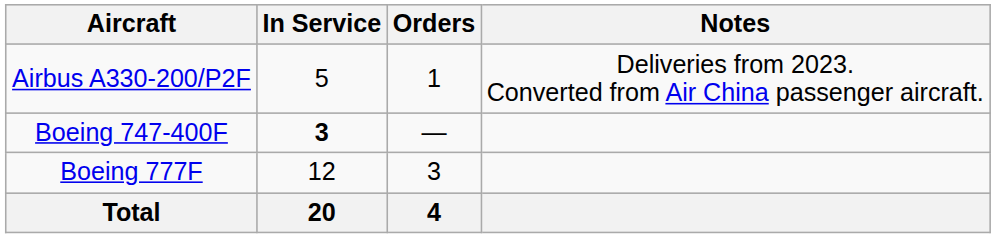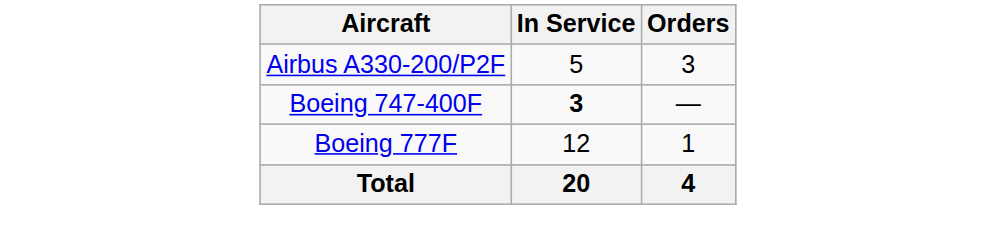- column: (735, 24)
(434, 78) 1 -> (688, 64) 3
(434, 172) 3 -> (688, 143) 1
